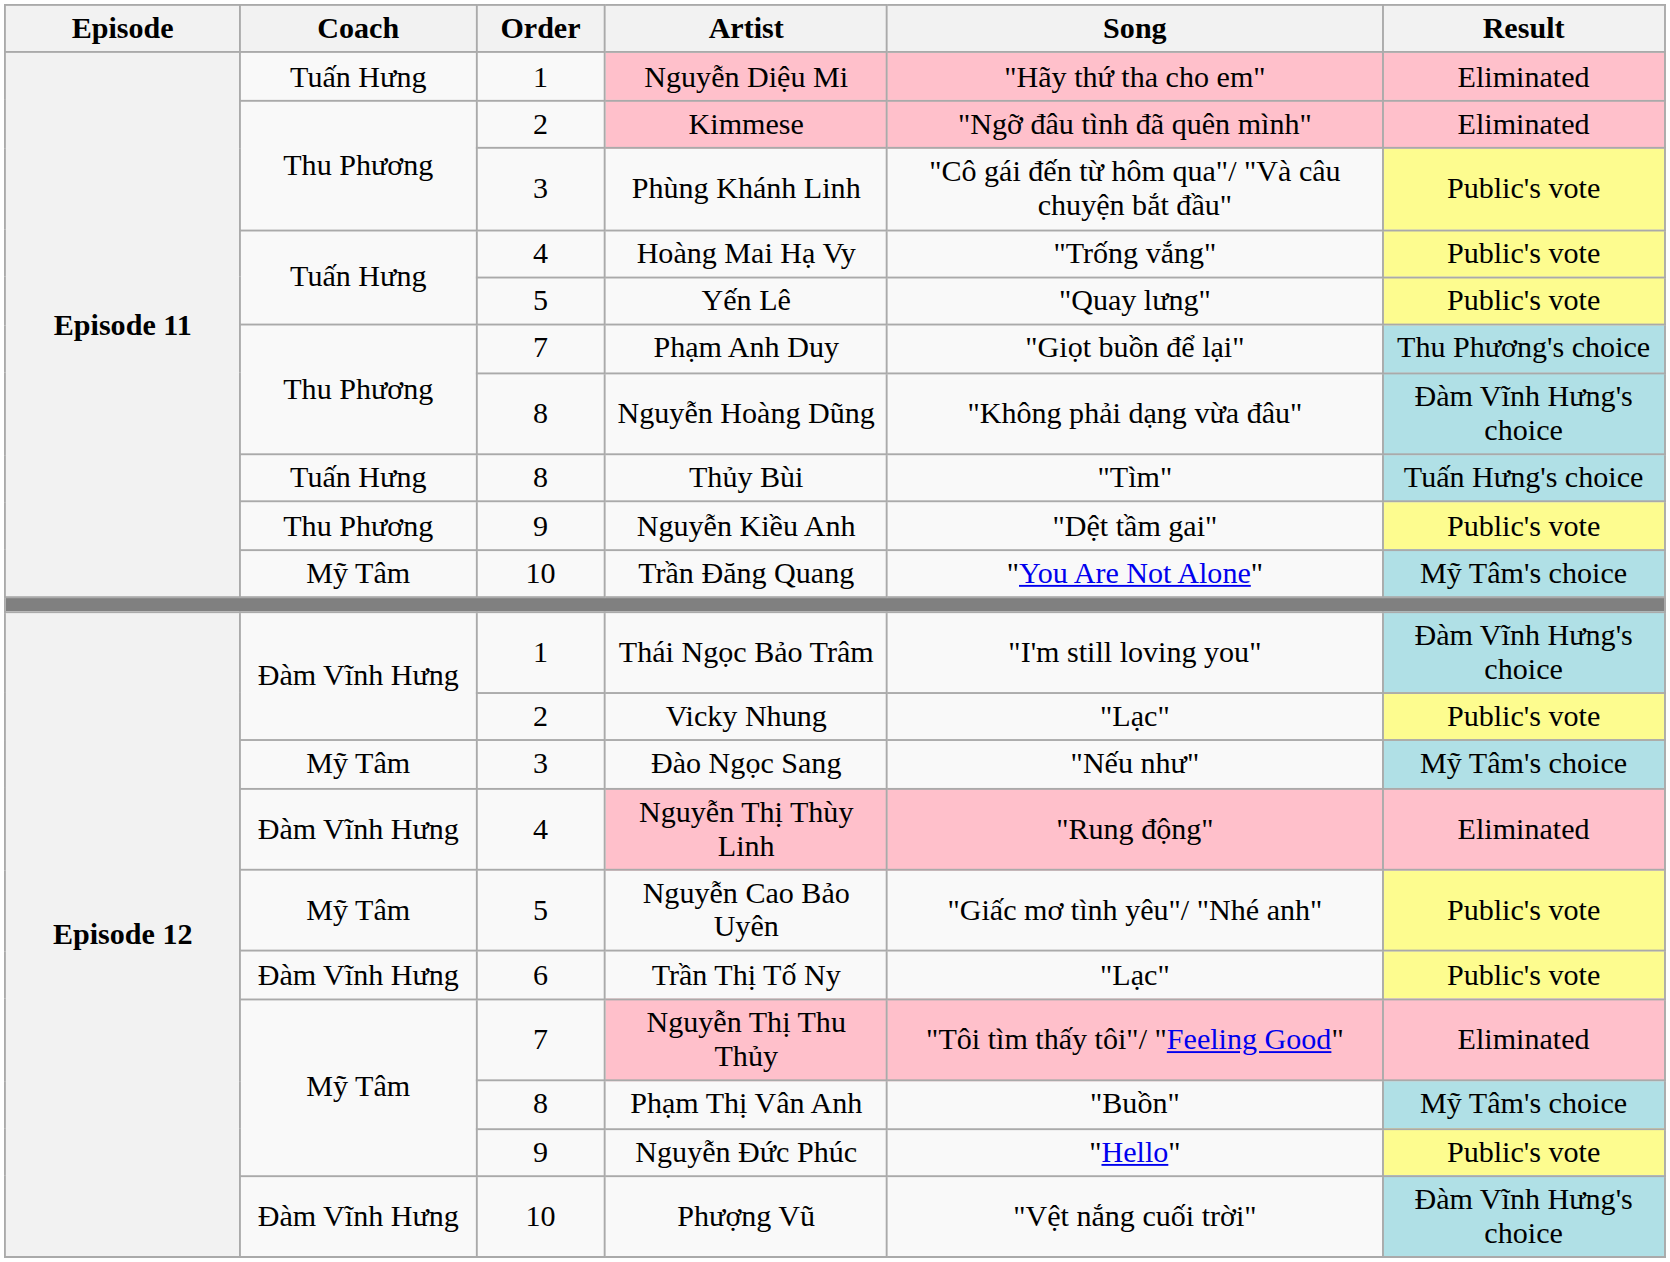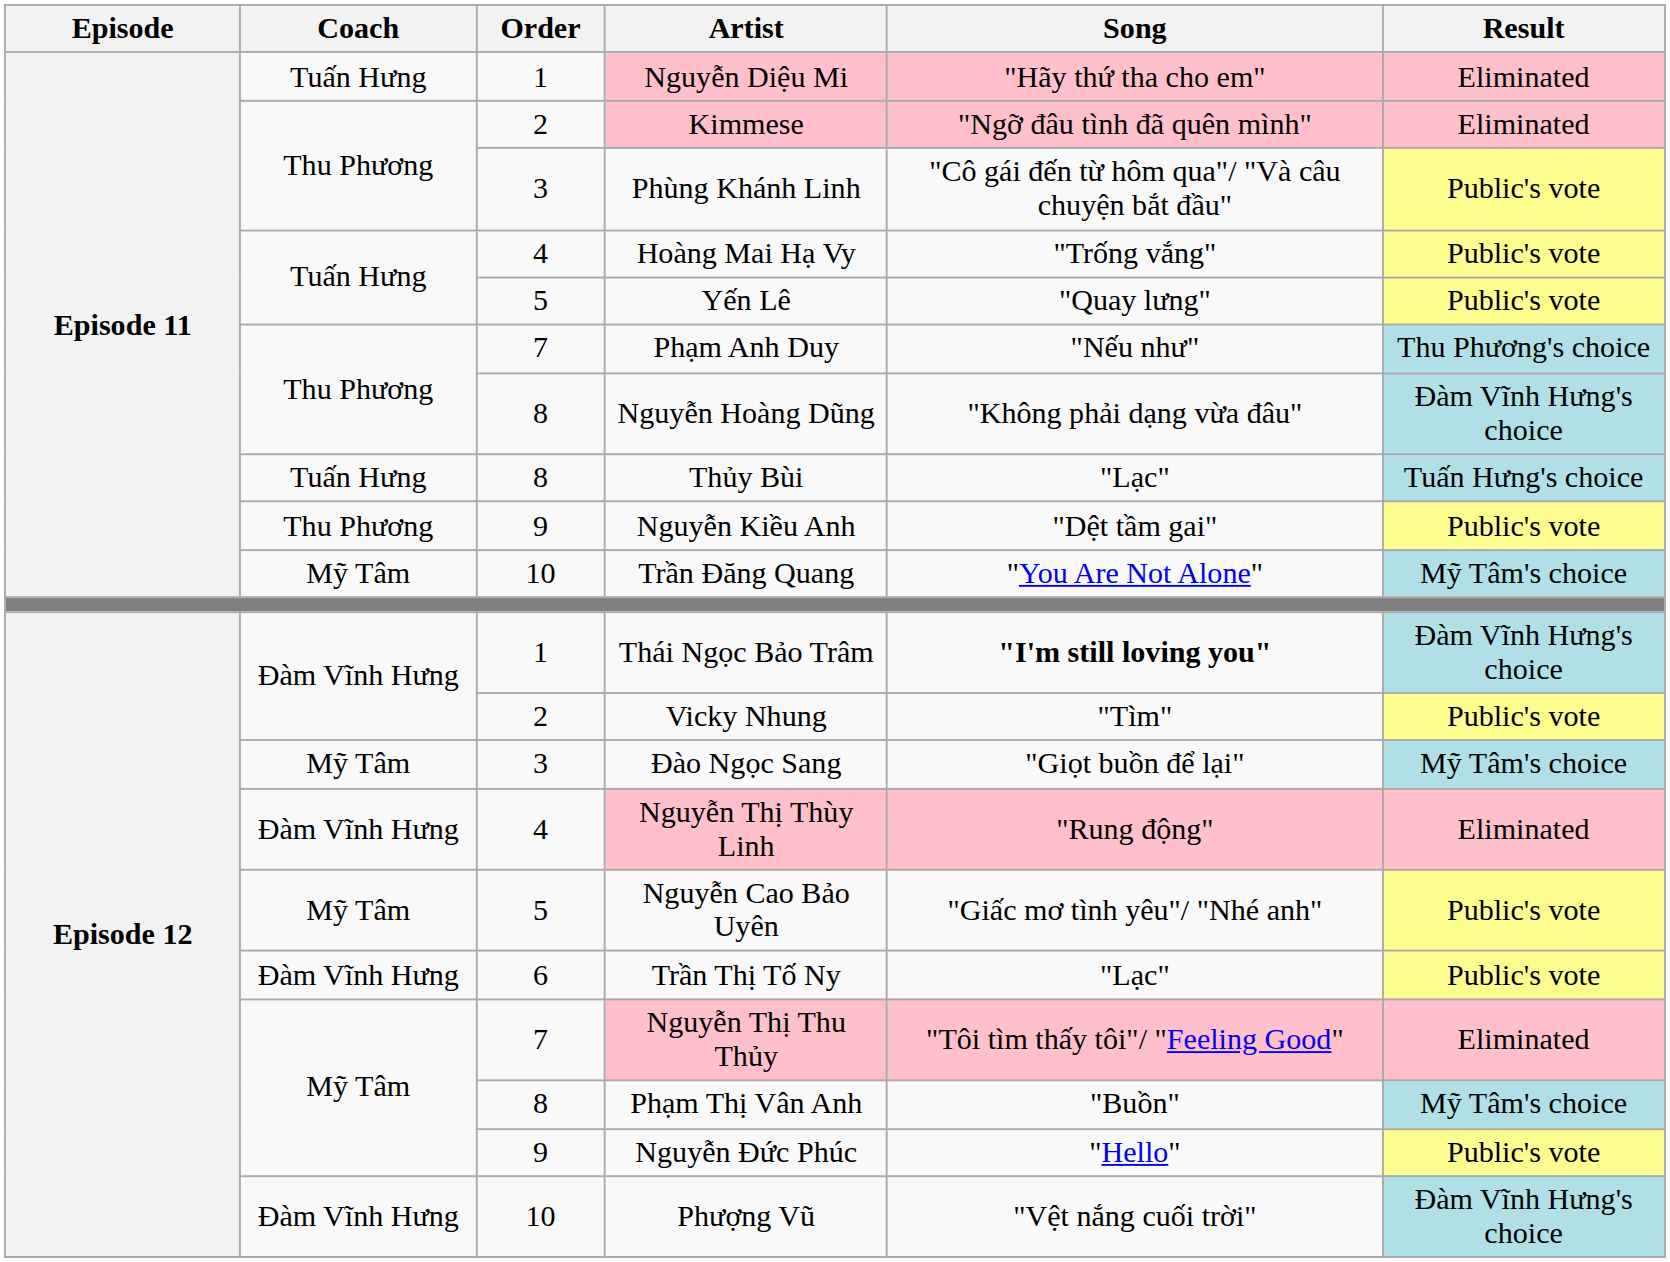(1135, 348) "Giọt buồn để lại" -> (1135, 348) "Nếu như"
(1135, 477) "Tìm" -> (1135, 477) "Lạc"
(1135, 651) normal -> (1135, 651) bold
(1135, 716) "Lạc" -> (1135, 716) "Tìm"
(1135, 763) "Nếu như" -> (1135, 763) "Giọt buồn để lại"
